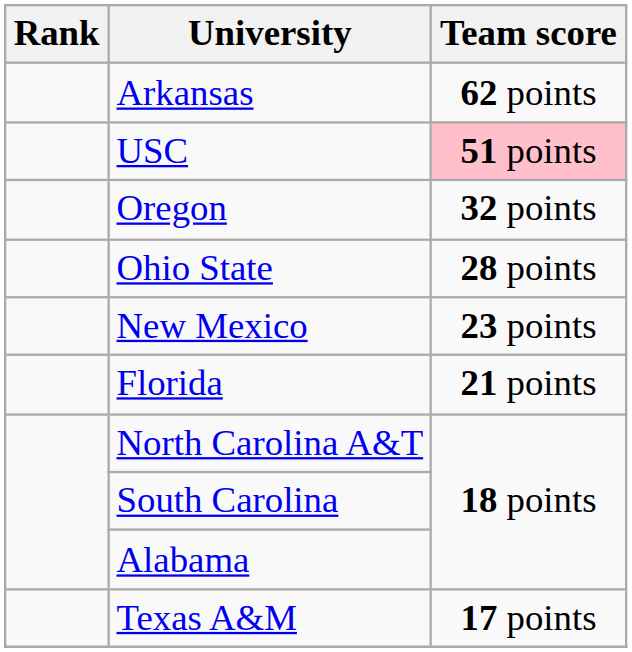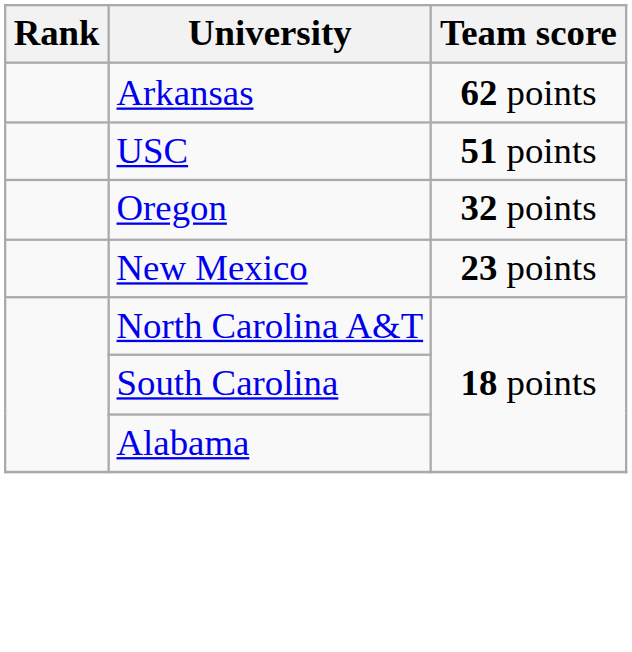(529, 150) pink background -> (529, 150) no background
- row: (195, 267)
- row: (170, 383)
- row: (207, 617)
